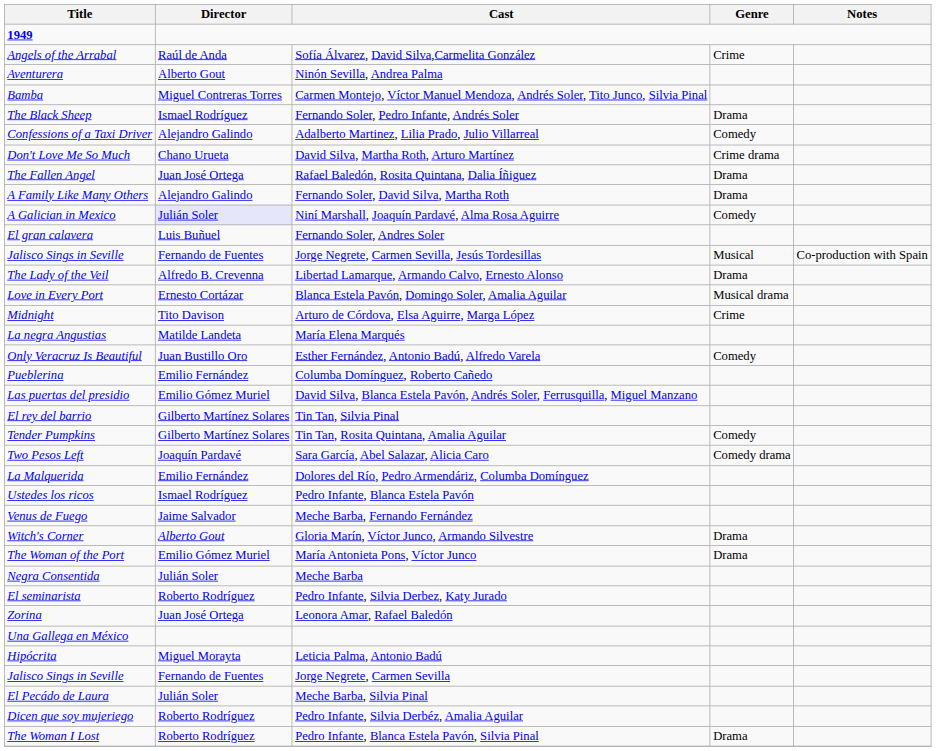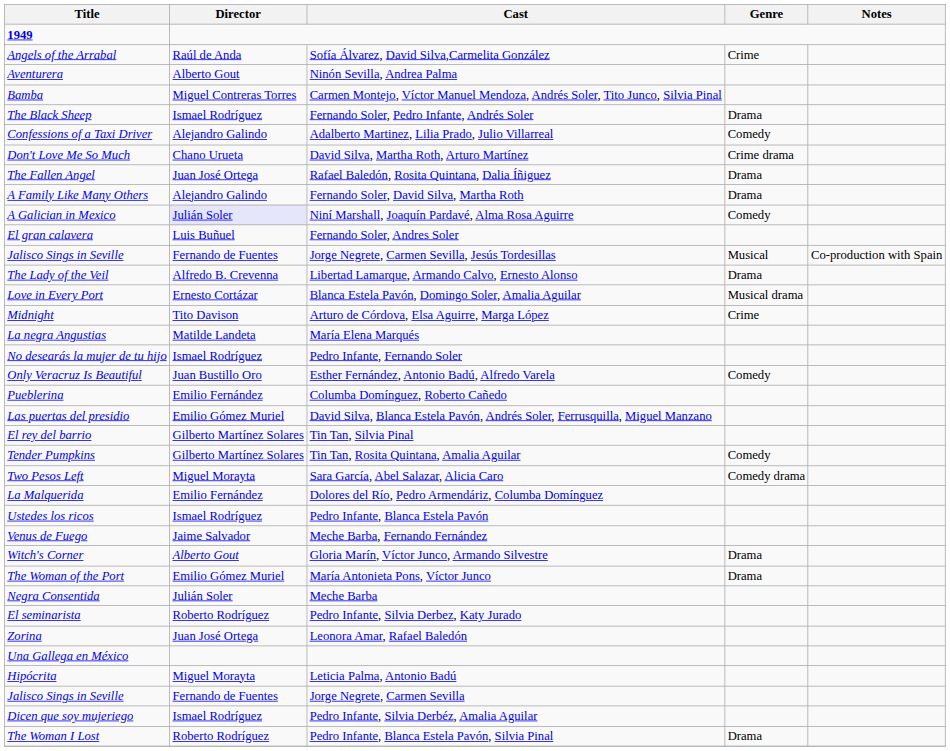+ row: (87, 355)
(200, 455) Joaquín Pardavé -> (214, 475) Miguel Morayta
- row: (58, 696)
(206, 716) Roberto Rodríguez -> (217, 716) Ismael Rodríguez
